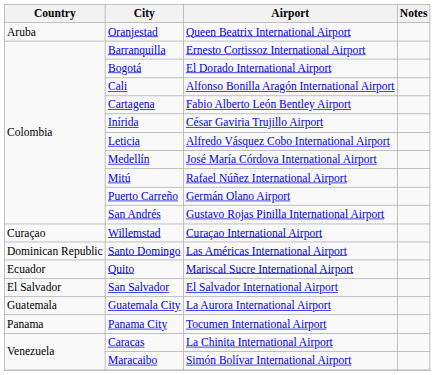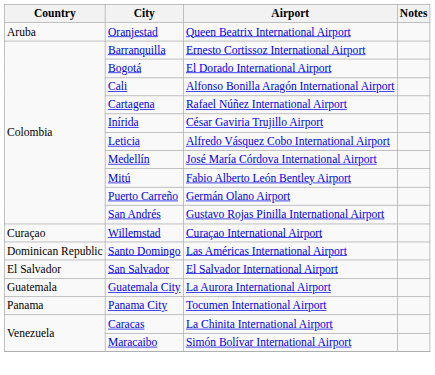(268, 104) Fabio Alberto León Bentley Airport -> (266, 104) Rafael Núñez International Airport
(266, 178) Rafael Núñez International Airport -> (268, 178) Fabio Alberto León Bentley Airport
- row: (121, 269)
